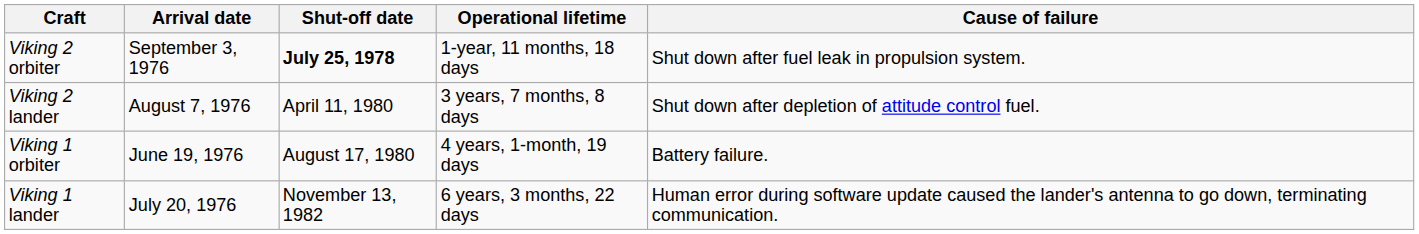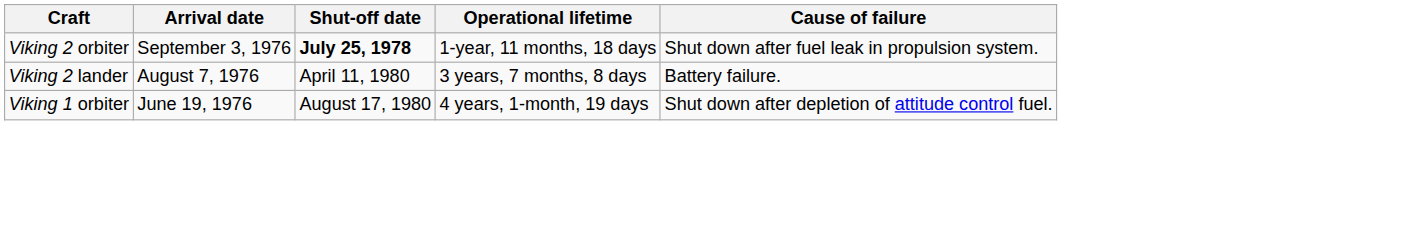(846, 106) Shut down after depletion of attitude control fuel. -> (723, 76) Battery failure.
(710, 155) Battery failure. -> (859, 104) Shut down after depletion of attitude control fuel.
- row: (41, 204)
